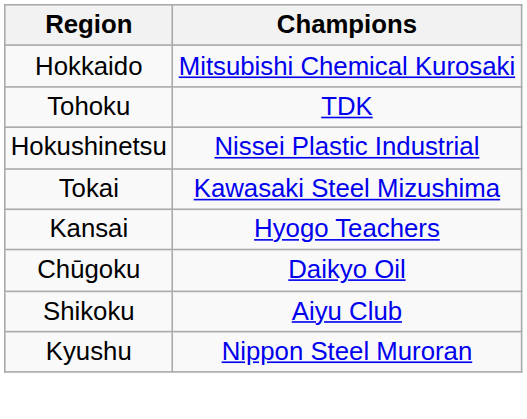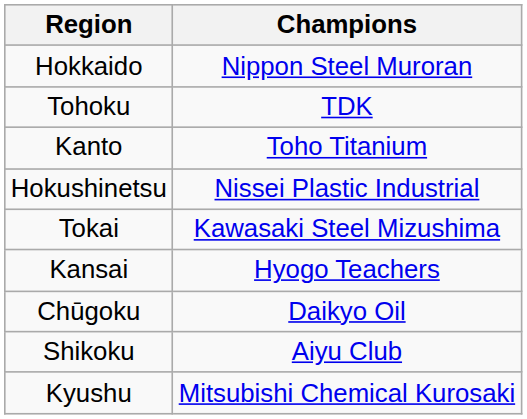(347, 65) Mitsubishi Chemical Kurosaki -> (347, 65) Nippon Steel Muroran
+ row: (89, 147)
(347, 351) Nippon Steel Muroran -> (347, 392) Mitsubishi Chemical Kurosaki
